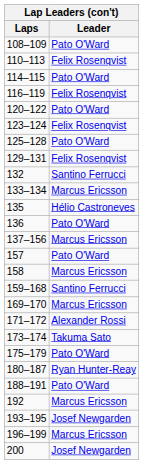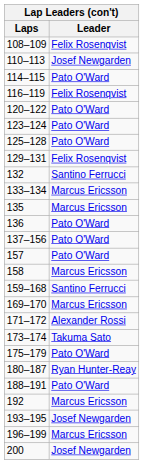(80, 45) Pato O'Ward -> (89, 45) Felix Rosenqvist
(89, 61) Felix Rosenqvist -> (91, 61) Josef Newgarden
(89, 126) Felix Rosenqvist -> (80, 126) Pato O'Ward
(93, 207) Hélio Castroneves -> (89, 207) Marcus Ericsson
(89, 239) Marcus Ericsson -> (80, 239) Pato O'Ward
